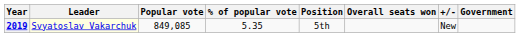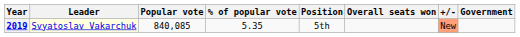(172, 26) 849,085 -> (172, 26) 840,085
(448, 26) no background -> (448, 26) lightsalmon background
